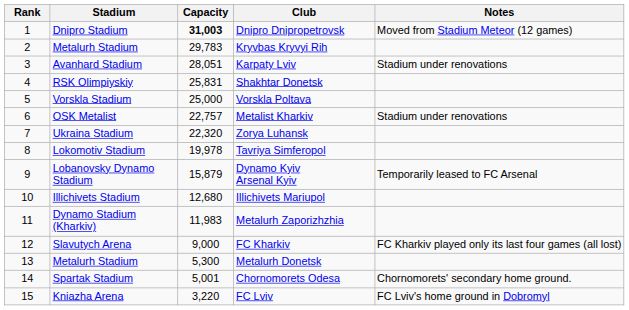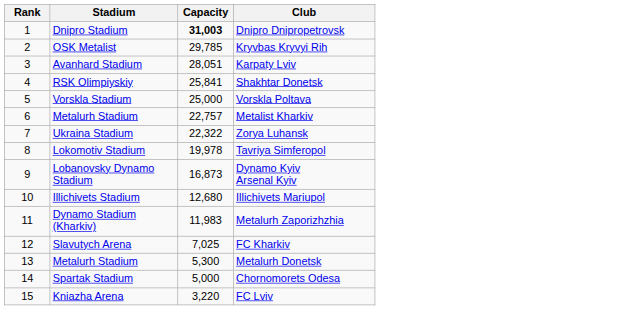- column: (499, 13)
(95, 47) Metalurh Stadium -> (84, 47) OSK Metalist
(206, 47) 29,783 -> (206, 47) 29,785
(206, 82) 25,831 -> (206, 82) 25,841
(84, 116) OSK Metalist -> (95, 116) Metalurh Stadium
(206, 133) 22,320 -> (206, 133) 22,322
(206, 174) 15,879 -> (206, 174) 16,873
(206, 244) 9,000 -> (206, 244) 7,025
(206, 279) 5,001 -> (206, 279) 5,000
